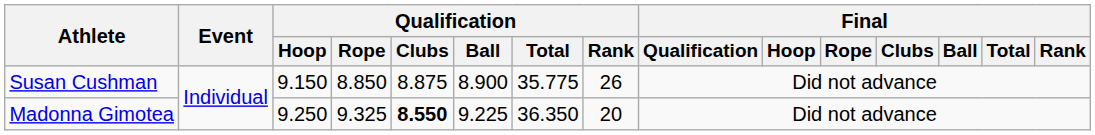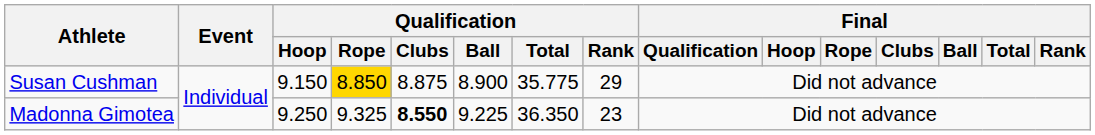(362, 82) no background -> (362, 82) gold background
(611, 82) 26 -> (611, 82) 29
(611, 114) 20 -> (611, 114) 23
